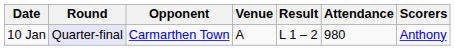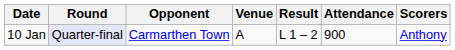(335, 34) 980 -> (335, 34) 900
